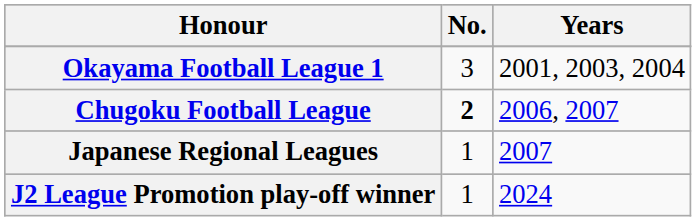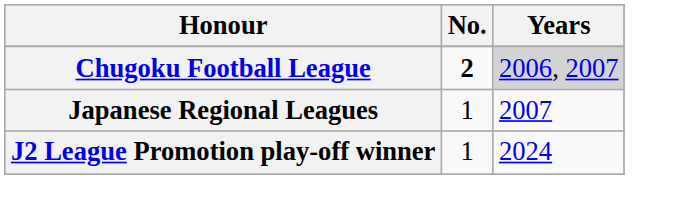- row: (223, 67)
(559, 109) no background -> (559, 67) lightgrey background
